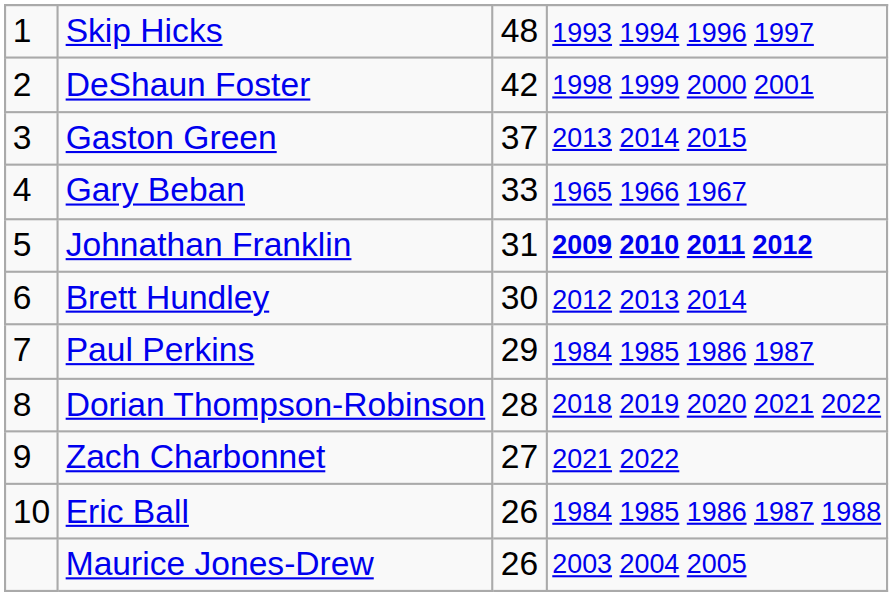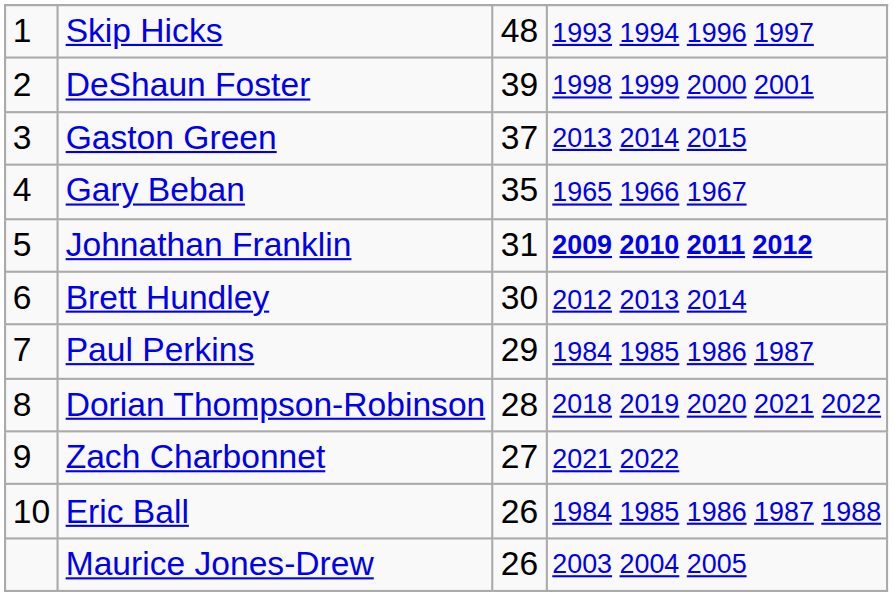(519, 84) 42 -> (519, 84) 39
(519, 191) 33 -> (519, 191) 35
